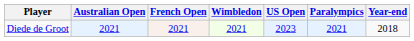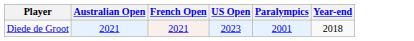- column: (236, 12)
(337, 28) 2021 -> (282, 28) 2001
